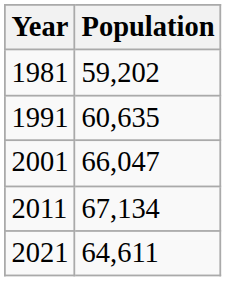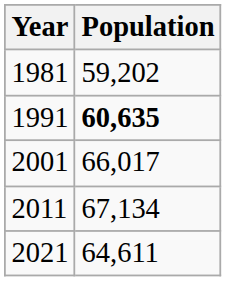(121, 117) normal -> (121, 117) bold
(121, 162) 66,047 -> (121, 162) 66,017
